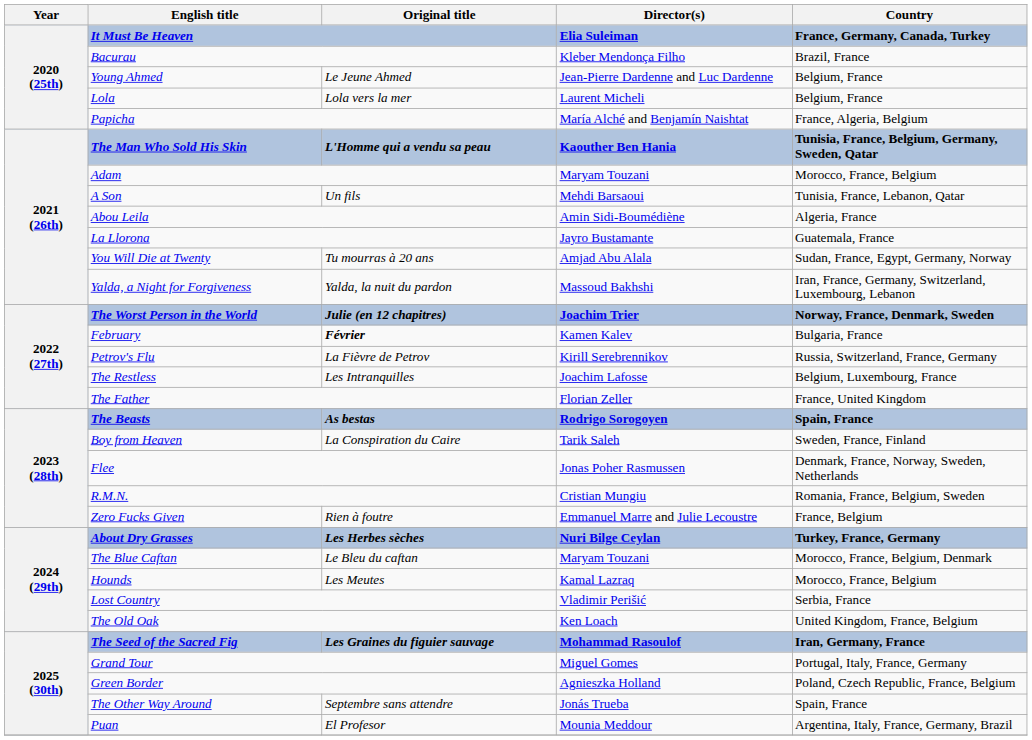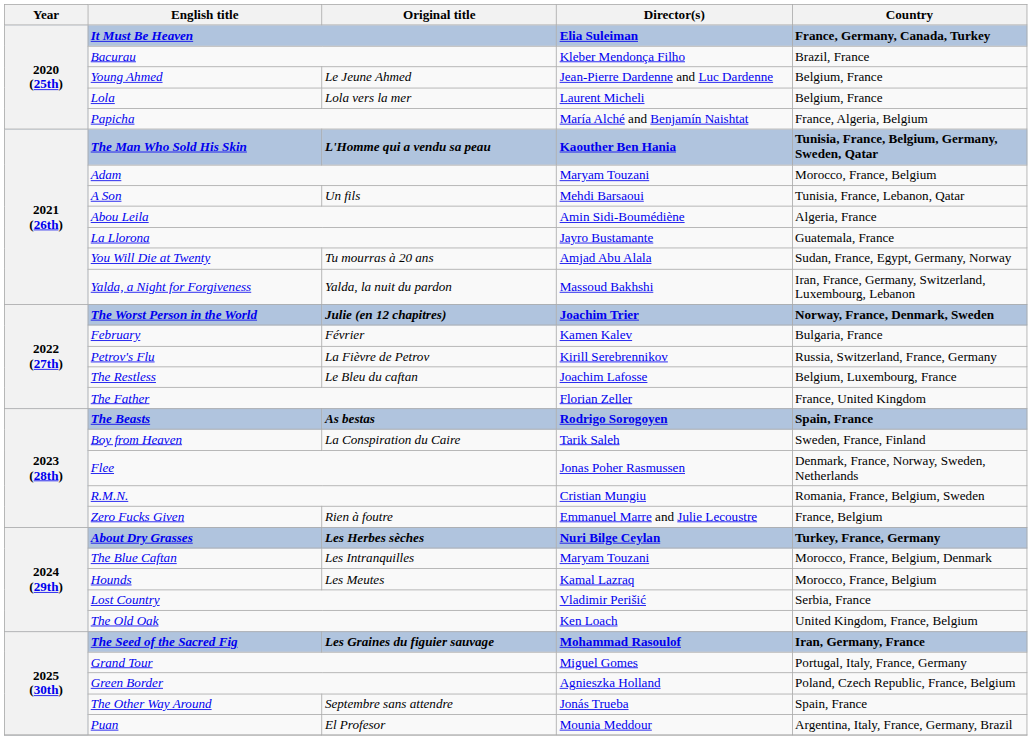(345, 335) bold -> (345, 335) normal
(370, 377) Les Intranquilles -> (371, 377) Le Bleu du caftan
(371, 558) Le Bleu du caftan -> (370, 558) Les Intranquilles
